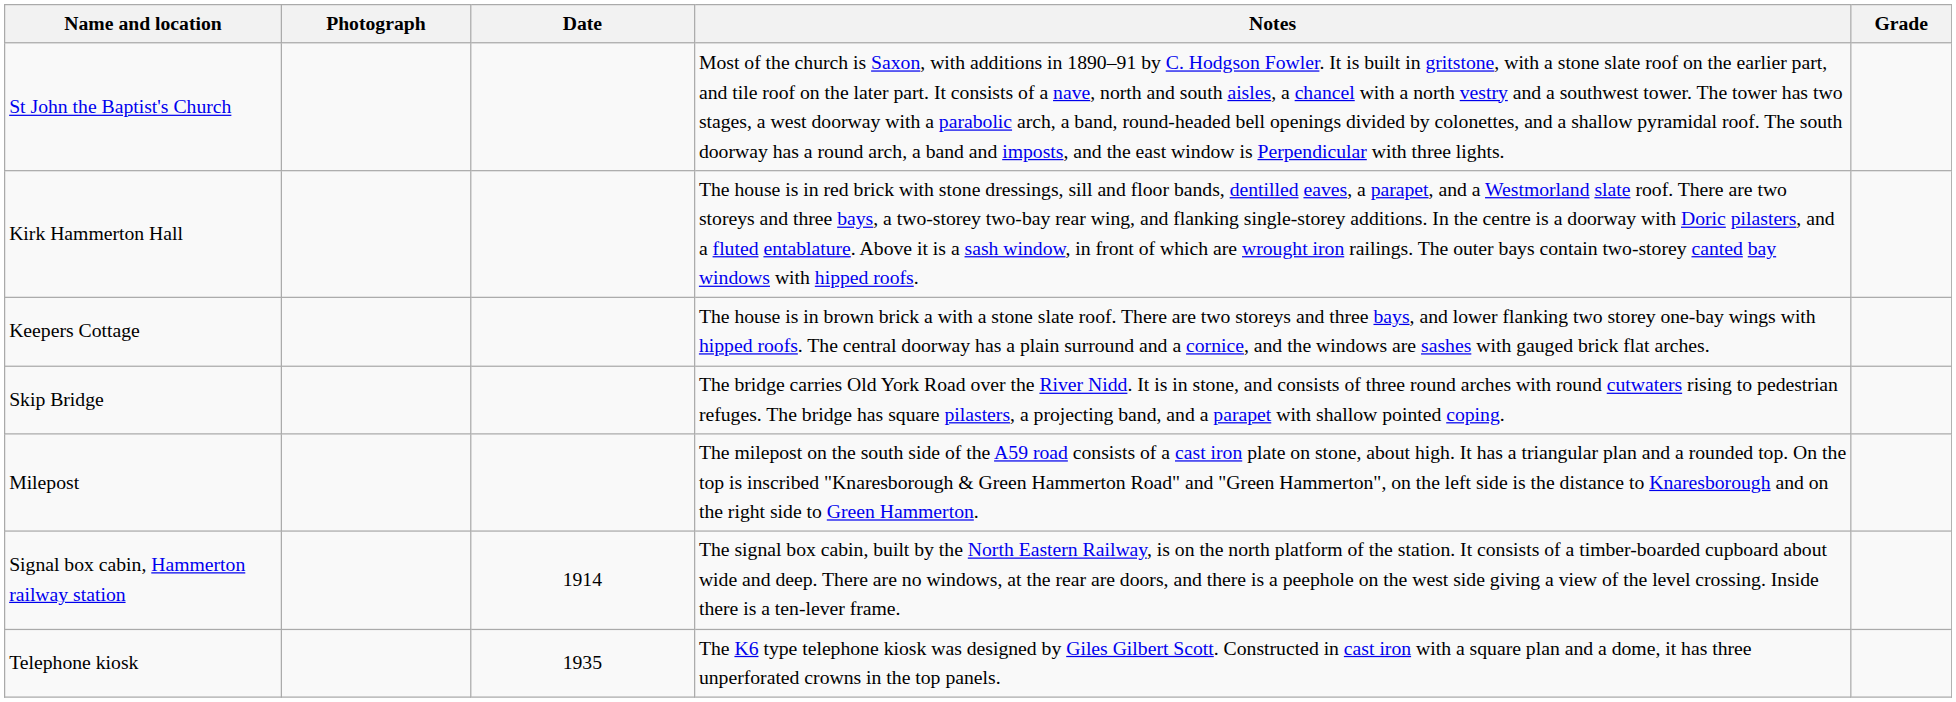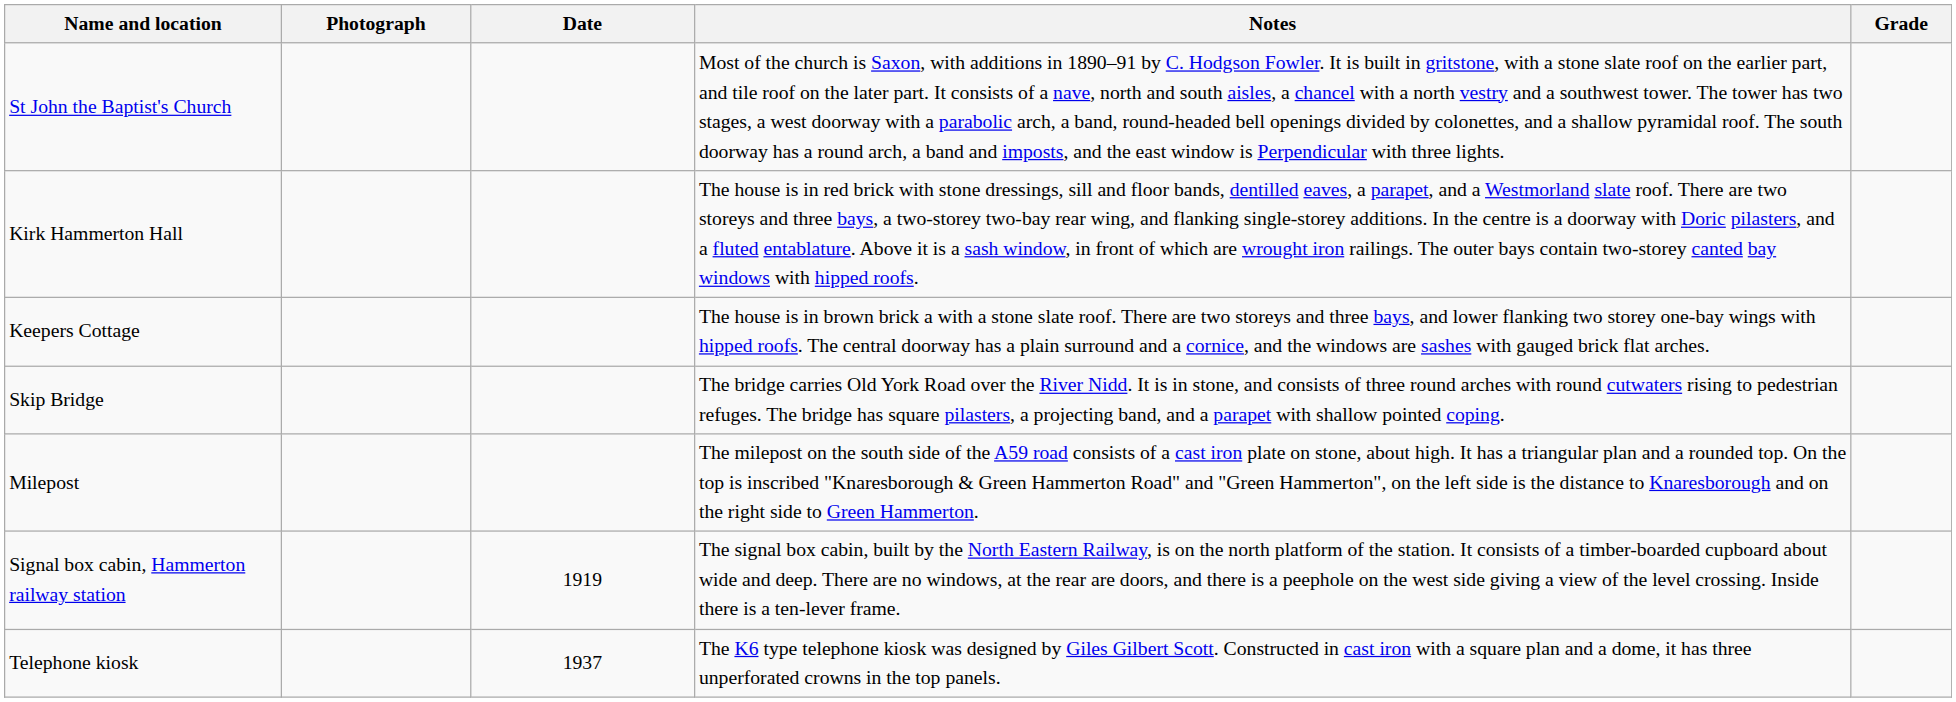(582, 580) 1914 -> (582, 580) 1919
(582, 662) 1935 -> (582, 662) 1937
